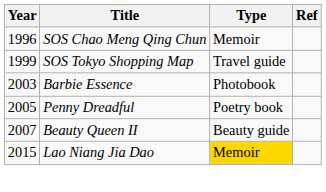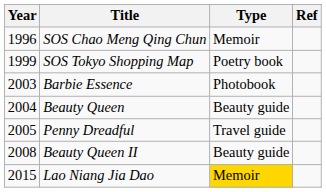(249, 61) Travel guide -> (248, 61) Poetry book
+ row: (84, 107)
(248, 107) Poetry book -> (249, 130) Travel guide
(22, 130) 2007 -> (22, 152) 2008
